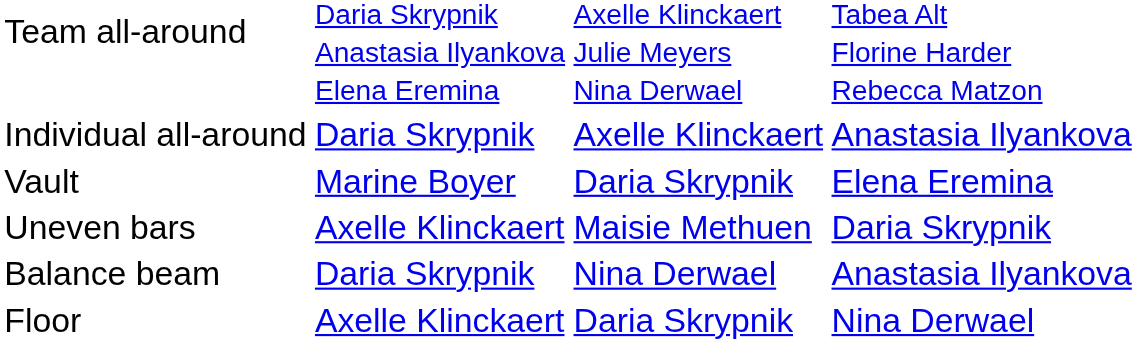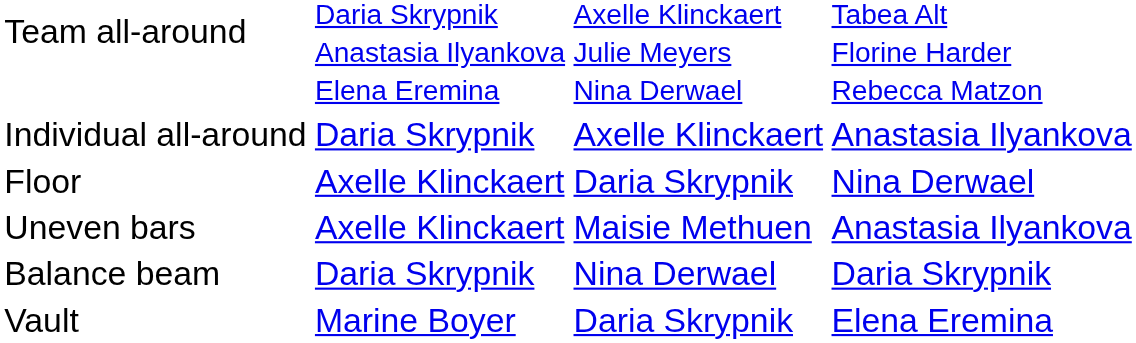rows swapped: (42, 181) <-> (43, 320)
(941, 227) Daria Skrypnik -> (982, 227) Anastasia Ilyankova
(982, 274) Anastasia Ilyankova -> (941, 274) Daria Skrypnik
